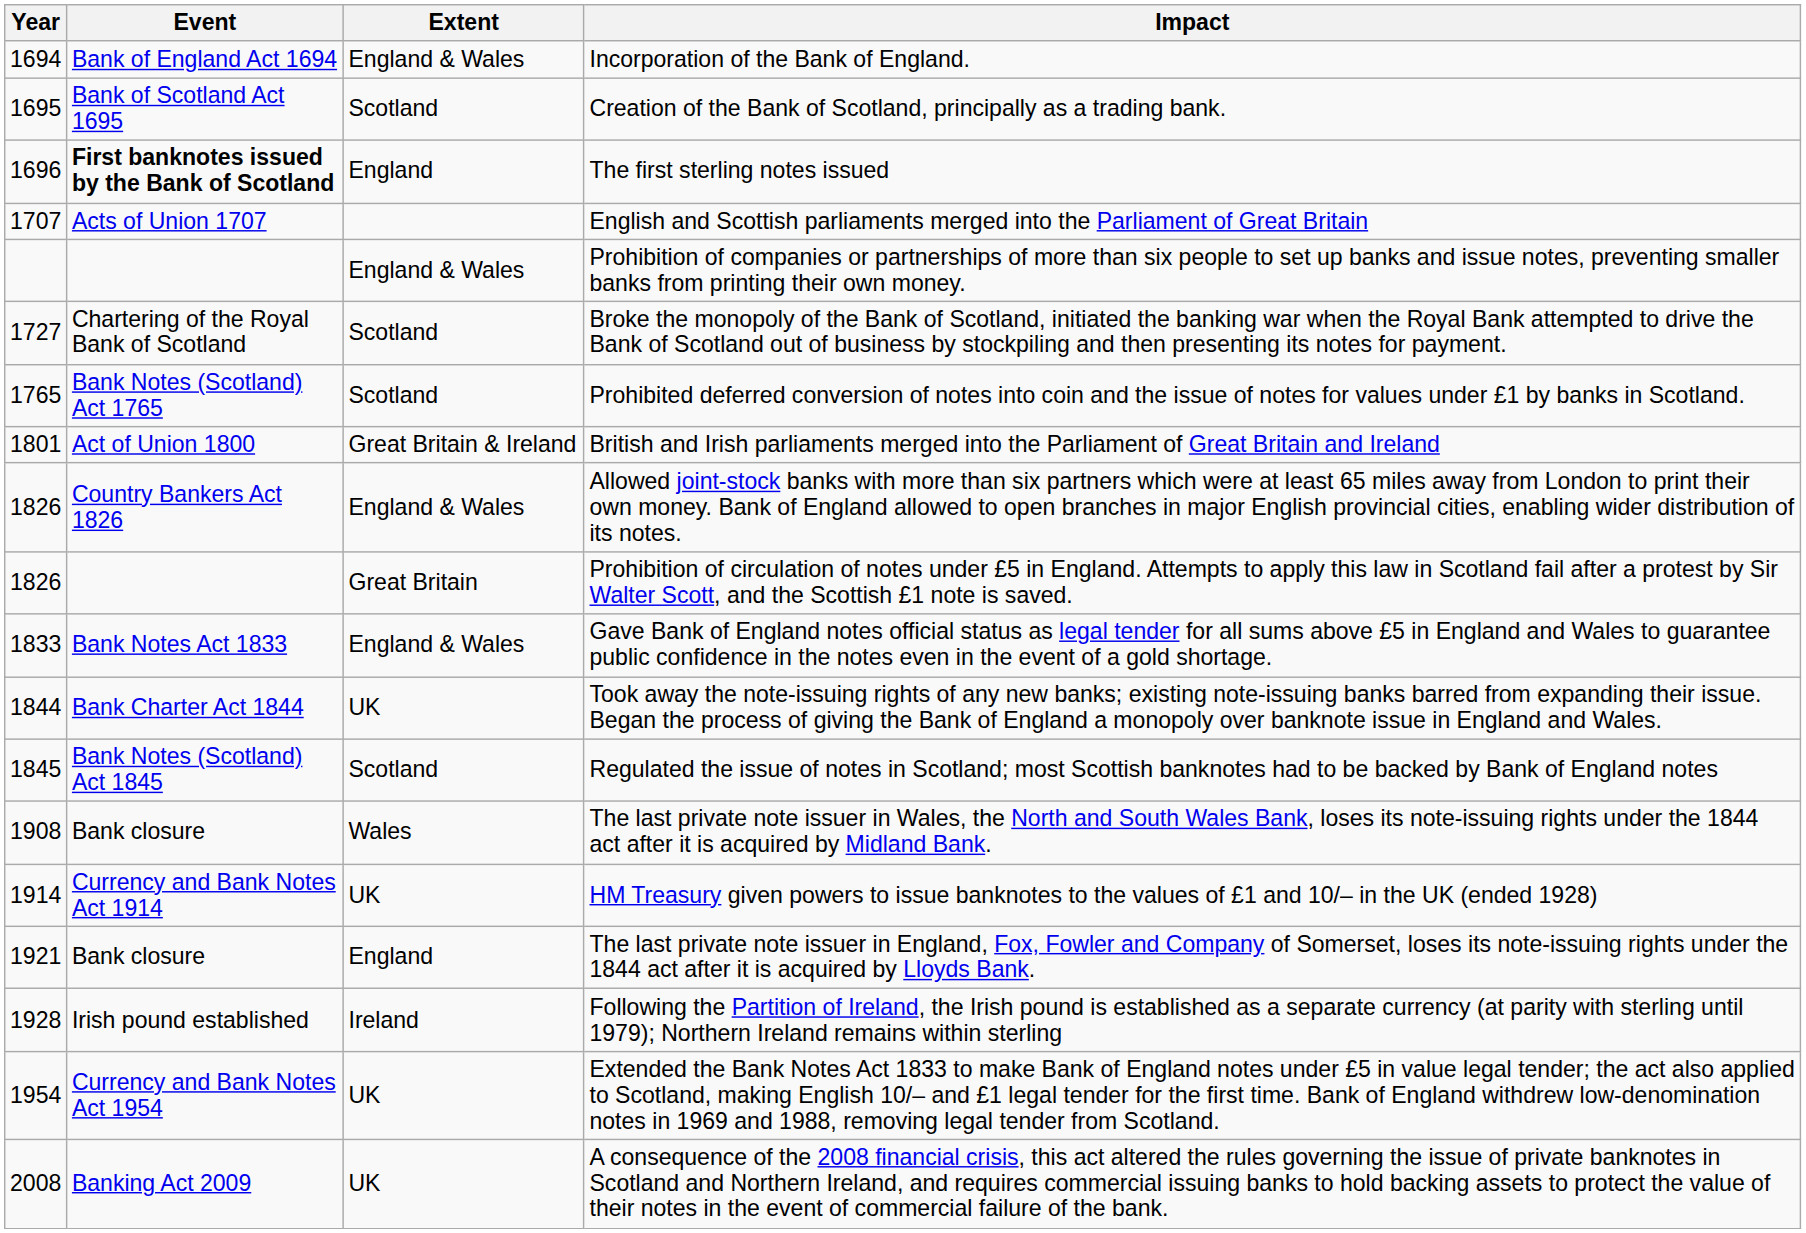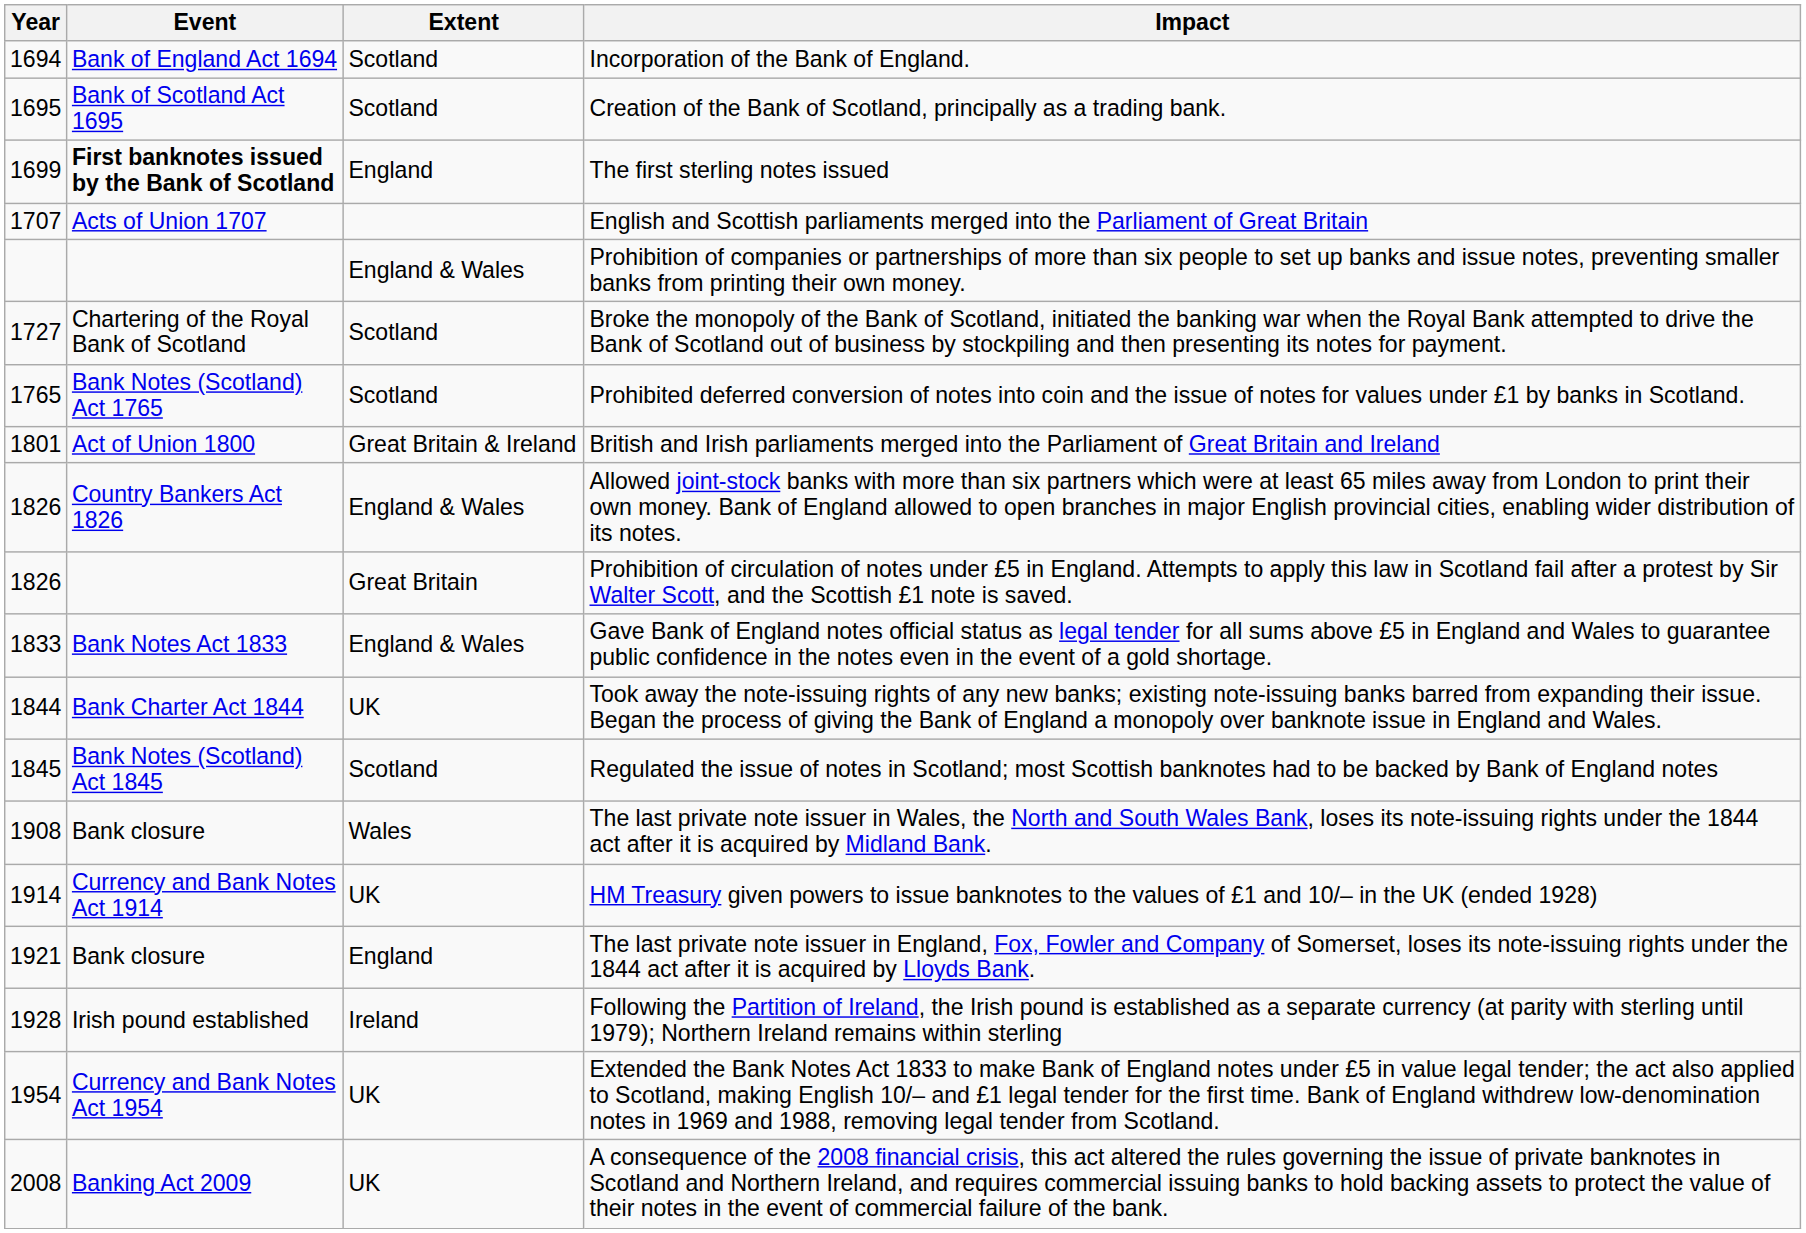(436, 59) England & Wales -> (393, 59) Scotland
(36, 171) 1696 -> (36, 171) 1699
